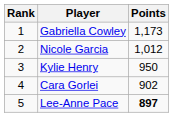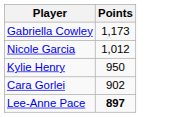- column: (21, 13)
